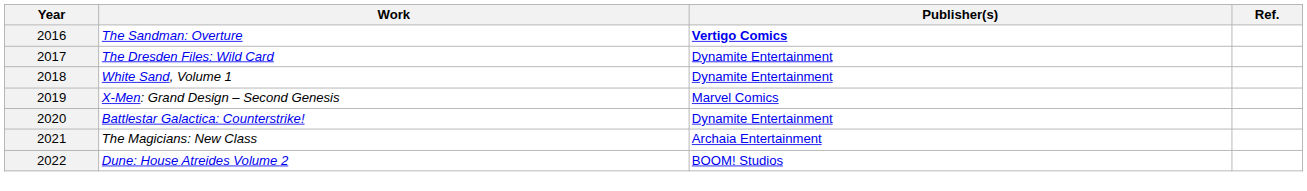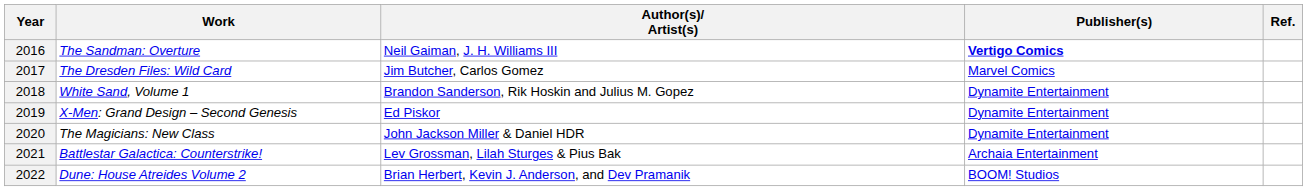+ column: (673, 22)
(762, 56) Dynamite Entertainment -> (1011, 71) Marvel Comics
(735, 98) Marvel Comics -> (1038, 112) Dynamite Entertainment
(203, 118) Battlestar Galactica: Counterstrike! -> (137, 133) The Magicians: New Class
(179, 139) The Magicians: New Class -> (161, 154) Battlestar Galactica: Counterstrike!
